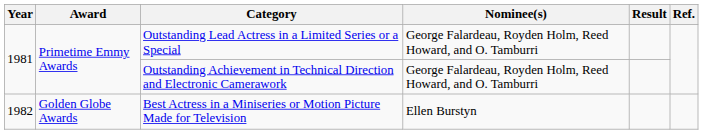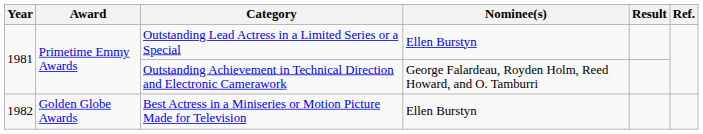(507, 42) George Falardeau, Royden Holm, Reed Howard, and O. Tamburri -> (441, 42) Ellen Burstyn
